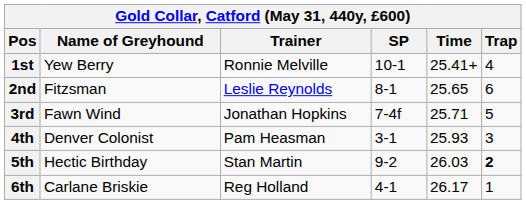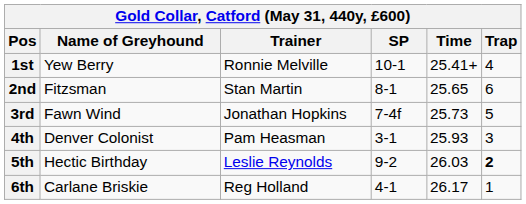(278, 89) Leslie Reynolds -> (263, 89) Stan Martin
(449, 114) 25.71 -> (449, 114) 25.73
(263, 162) Stan Martin -> (278, 162) Leslie Reynolds
